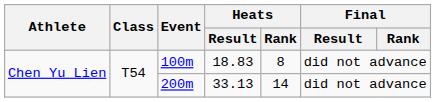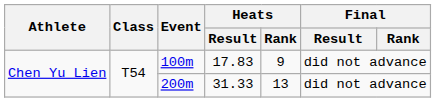(233, 62) 18.83 -> (233, 62) 17.83
(281, 62) 8 -> (281, 62) 9
(233, 85) 33.13 -> (233, 85) 31.33
(281, 85) 14 -> (281, 85) 13
